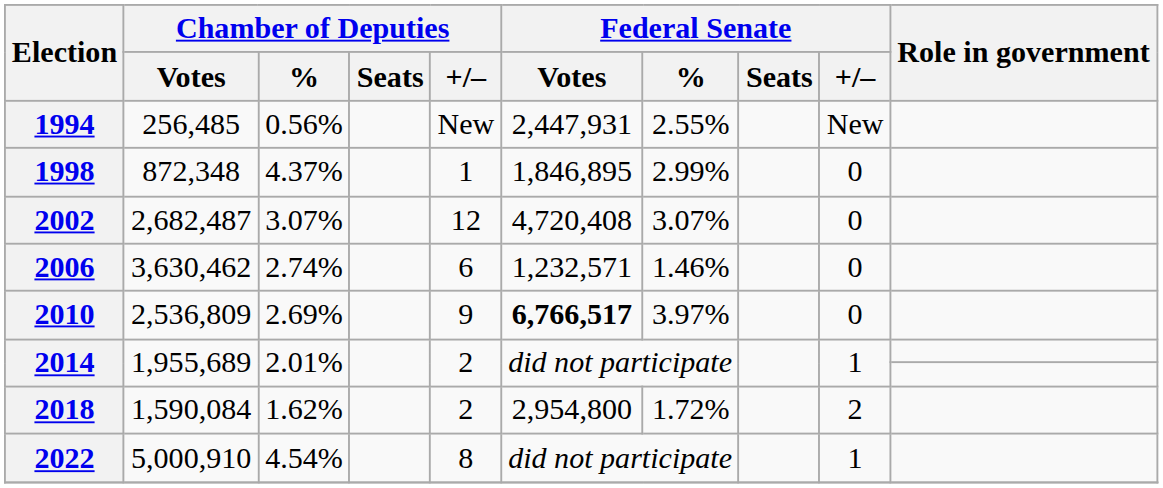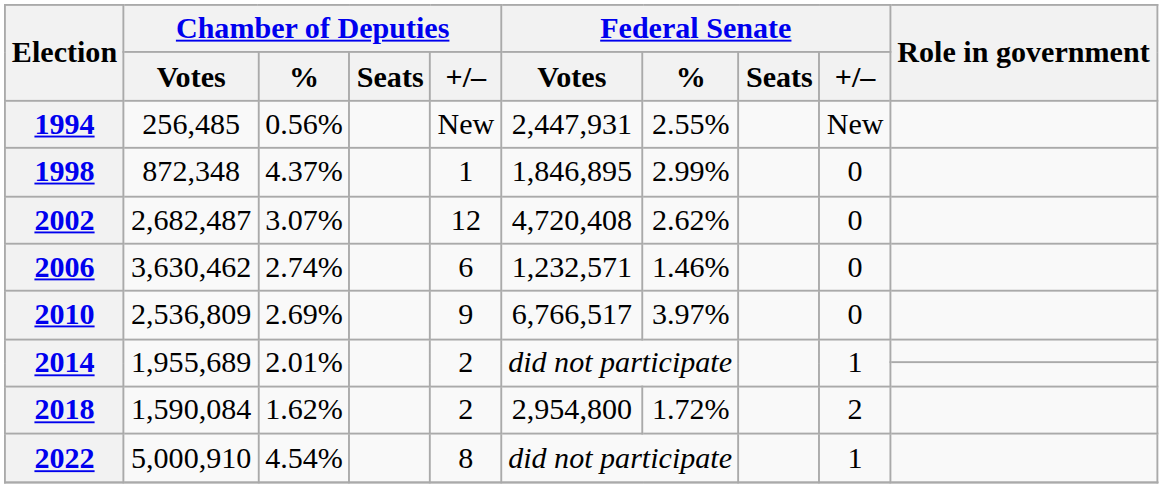(691, 219) 3.07% -> (691, 219) 2.62%
(572, 314) bold -> (572, 314) normal
